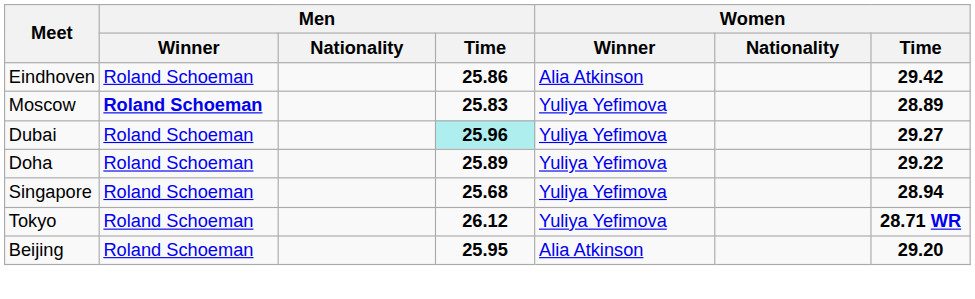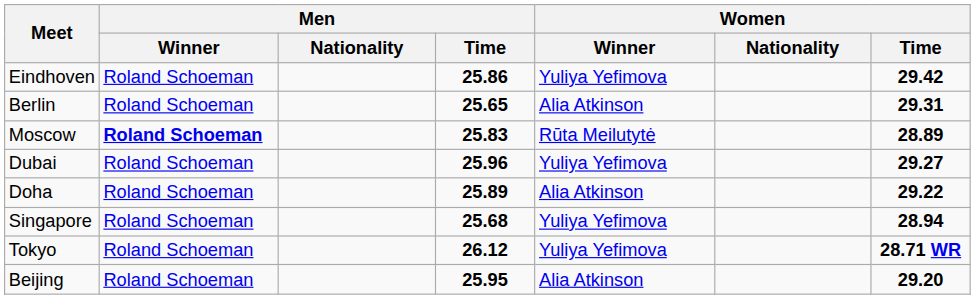(591, 76) Alia Atkinson -> (603, 76) Yuliya Yefimova
+ row: (32, 105)
(603, 105) Yuliya Yefimova -> (597, 134) Rūta Meilutytė
(485, 134) paleturquoise background -> (485, 163) no background
(603, 163) Yuliya Yefimova -> (591, 192) Alia Atkinson
